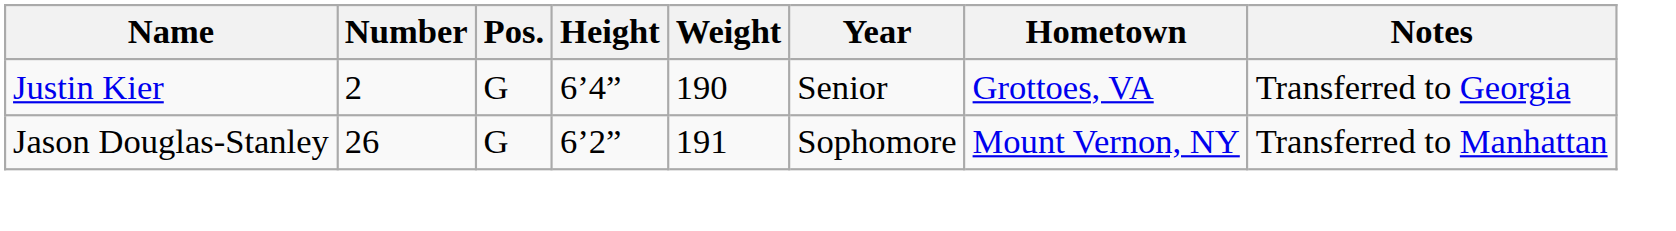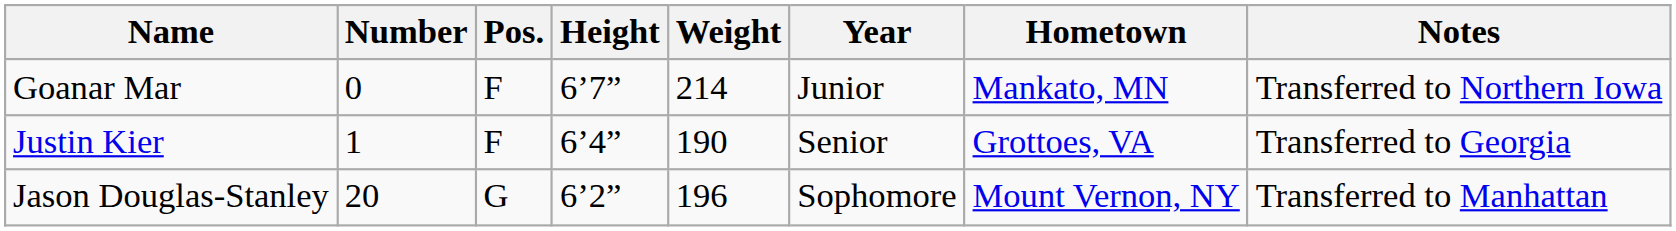+ row: (97, 86)
(353, 86) 2 -> (353, 141) 1
(496, 86) G -> (493, 141) F
(362, 141) 26 -> (362, 196) 20
(702, 141) 191 -> (702, 196) 196
